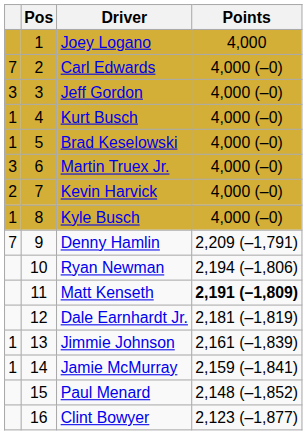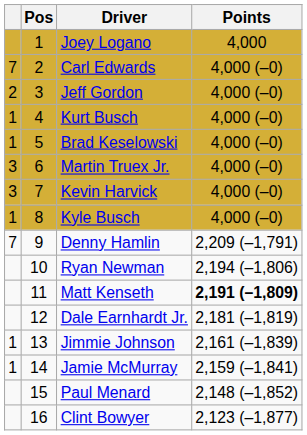(13, 92) 3 -> (13, 92) 2
(13, 192) 2 -> (13, 192) 3
